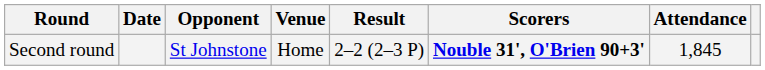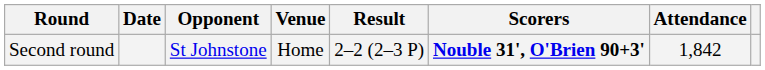(700, 49) 1,845 -> (700, 49) 1,842
